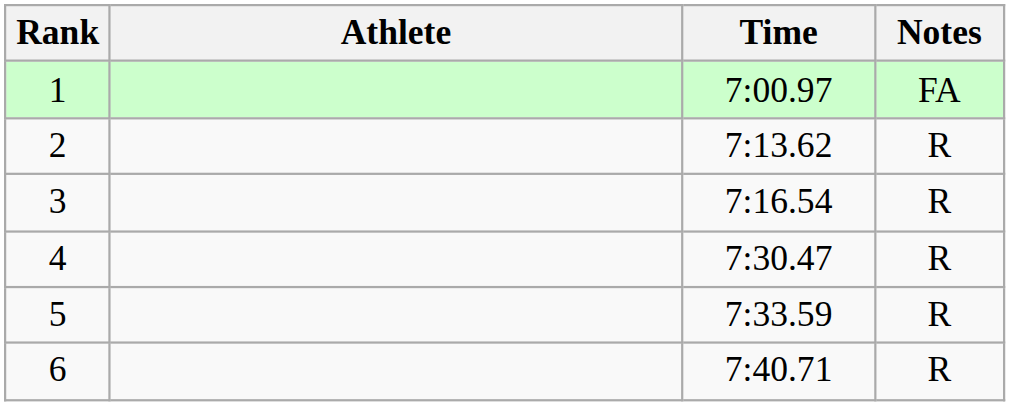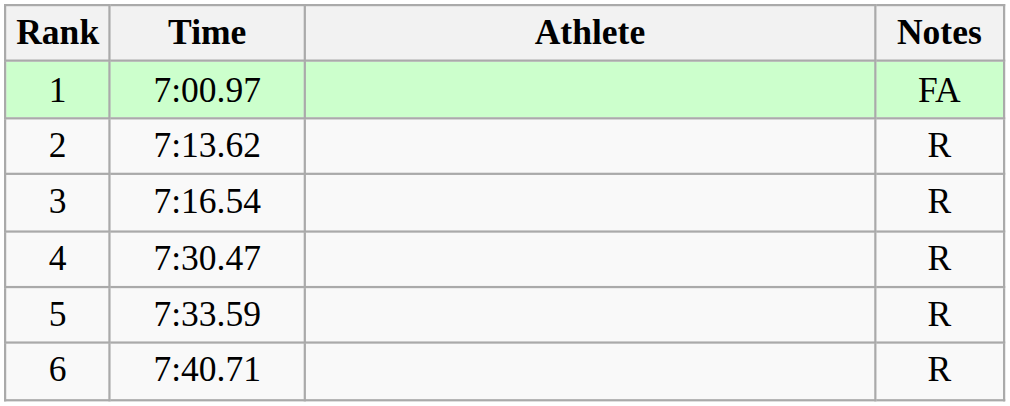columns swapped: (396, 32) <-> (779, 32)
